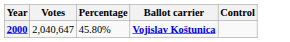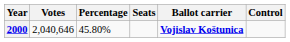+ column: (144, 12)
(53, 29) 2,040,647 -> (53, 29) 2,040,646
